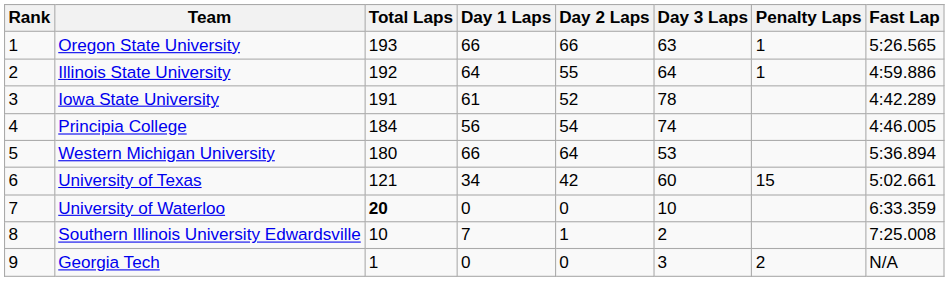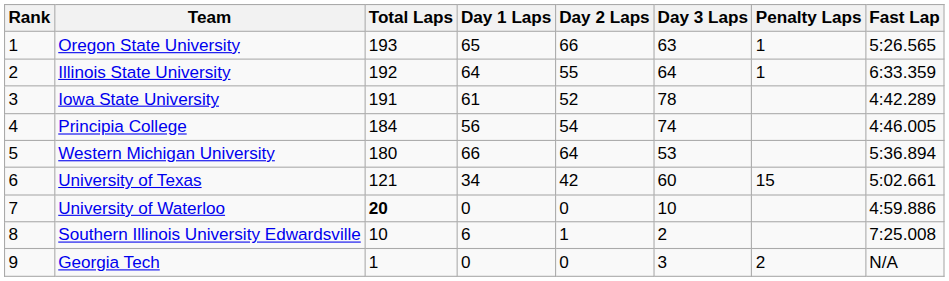(470, 45) 66 -> (470, 45) 65
(903, 72) 4:59.886 -> (903, 72) 6:33.359
(903, 208) 6:33.359 -> (903, 208) 4:59.886
(466, 235) 7 -> (466, 235) 6
